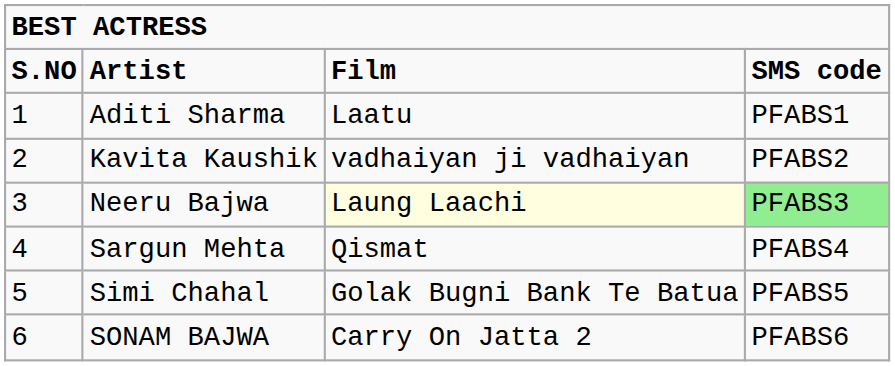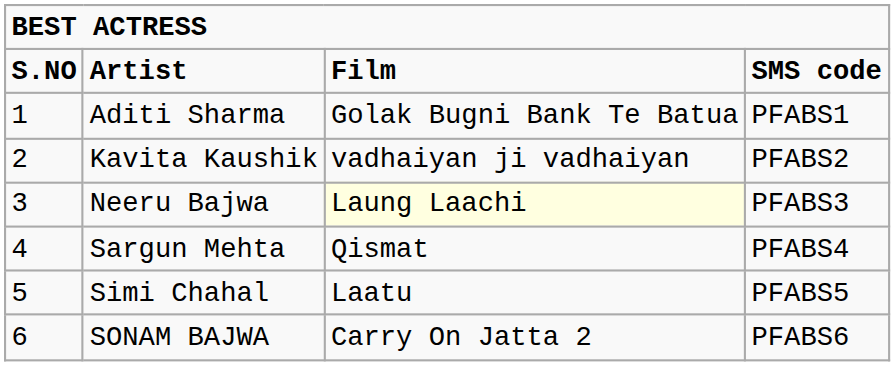(372, 116) Laatu -> (535, 116) Golak Bugni Bank Te Batua
(800, 204) lightgreen background -> (800, 204) no background
(535, 293) Golak Bugni Bank Te Batua -> (372, 293) Laatu
